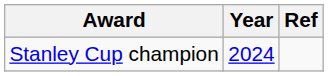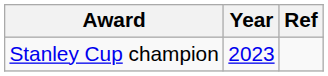(251, 53) 2024 -> (251, 53) 2023
